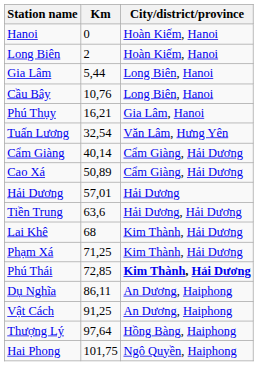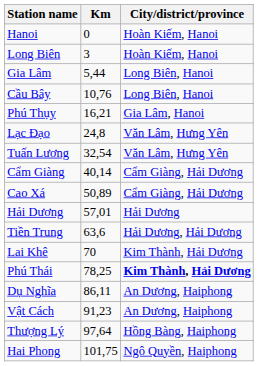(87, 53) 2 -> (87, 53) 3
+ row: (29, 133)
(90, 232) 68 -> (90, 251) 70
- row: (30, 251)
(97, 271) 72,85 -> (97, 271) 78,25
(97, 311) 91,25 -> (97, 311) 91,23
